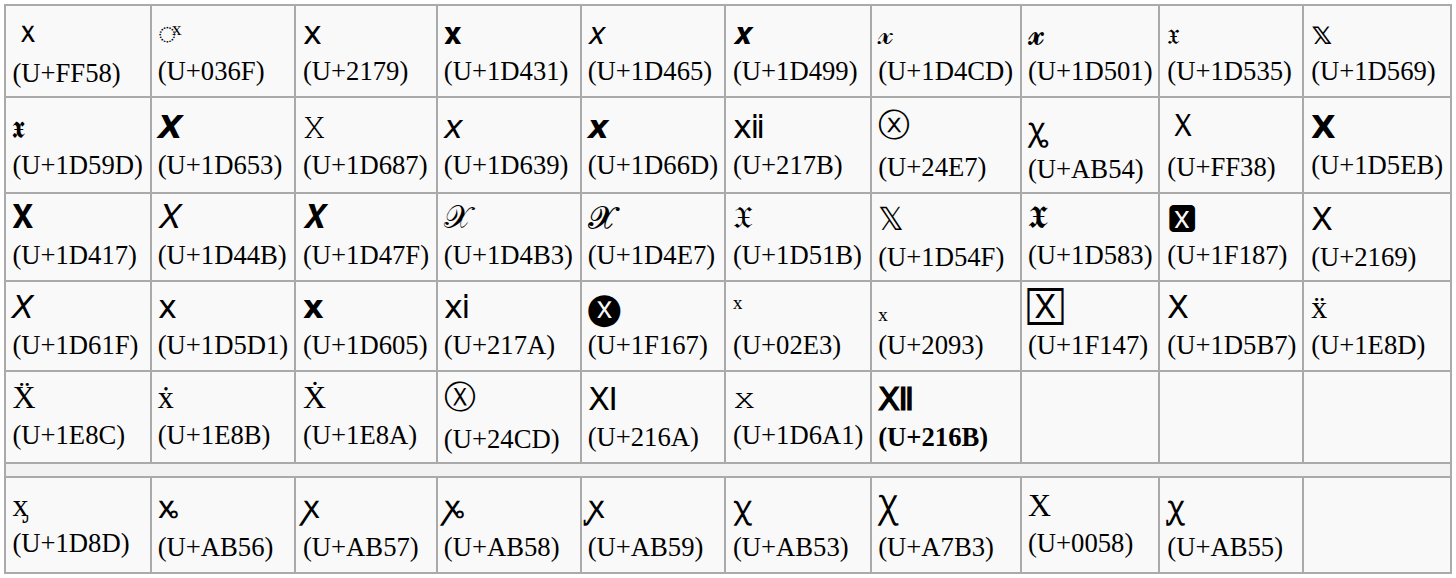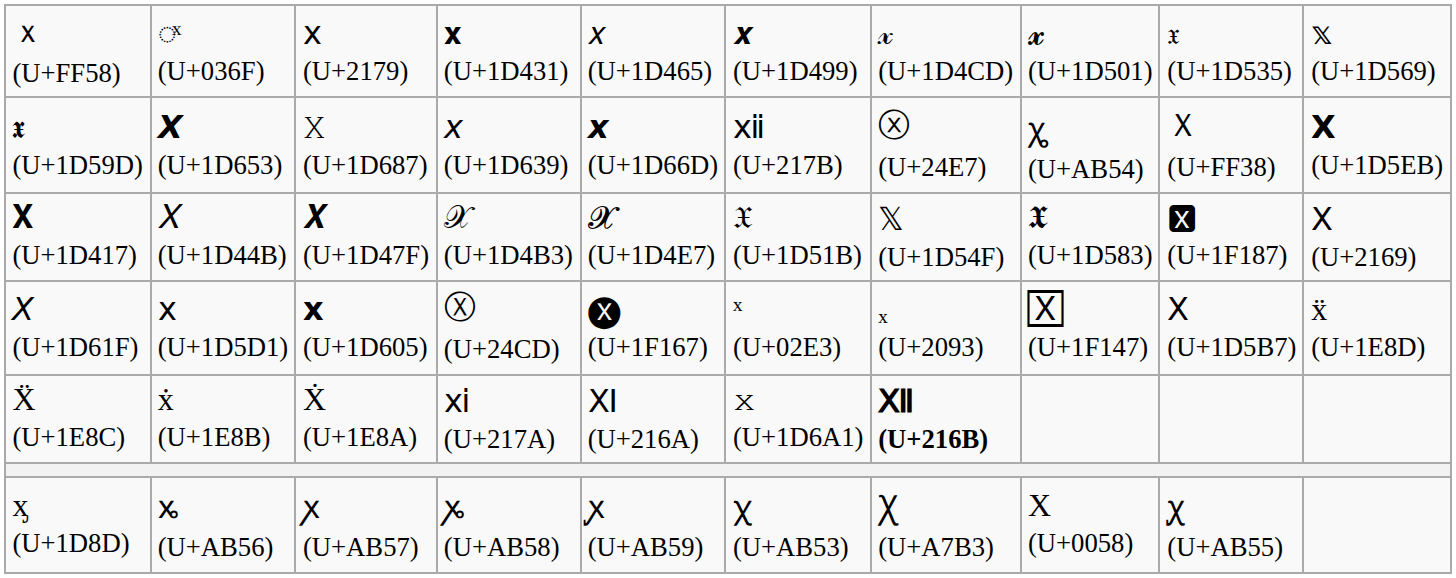(499, 326) ⅺ (U+217A) -> (502, 328) Ⓧ (U+24CD)
(502, 416) Ⓧ (U+24CD) -> (499, 418) ⅺ (U+217A)
